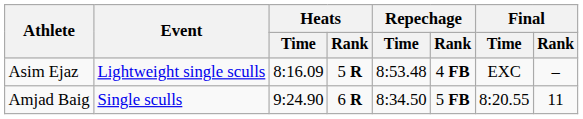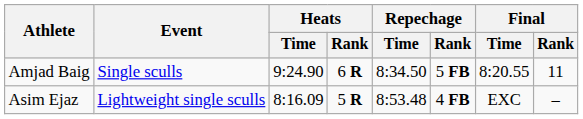rows swapped: (49, 99) <-> (44, 72)
